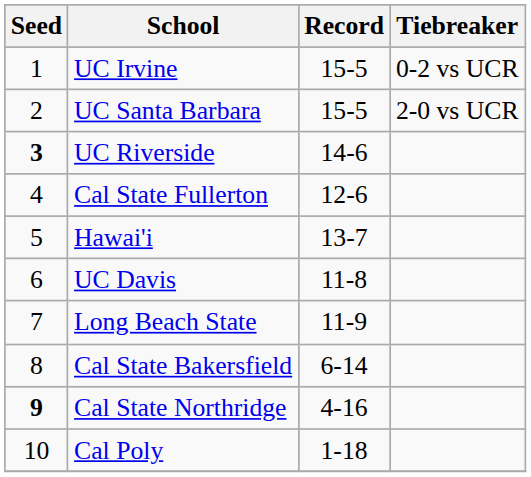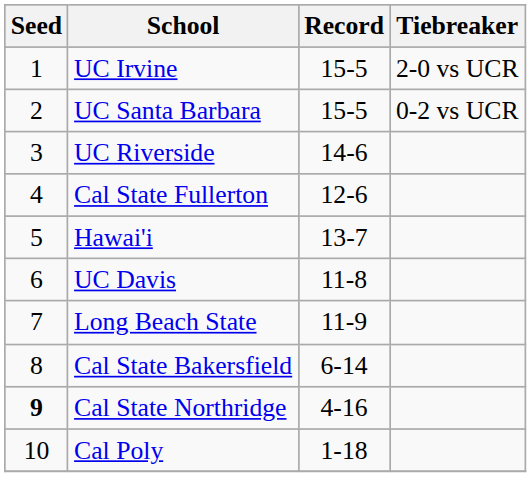(457, 68) 0-2 vs UCR -> (457, 68) 2-0 vs UCR
(457, 110) 2-0 vs UCR -> (457, 110) 0-2 vs UCR
(36, 152) bold -> (36, 152) normal
